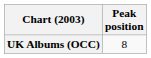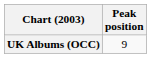(124, 44) 8 -> (124, 44) 9
